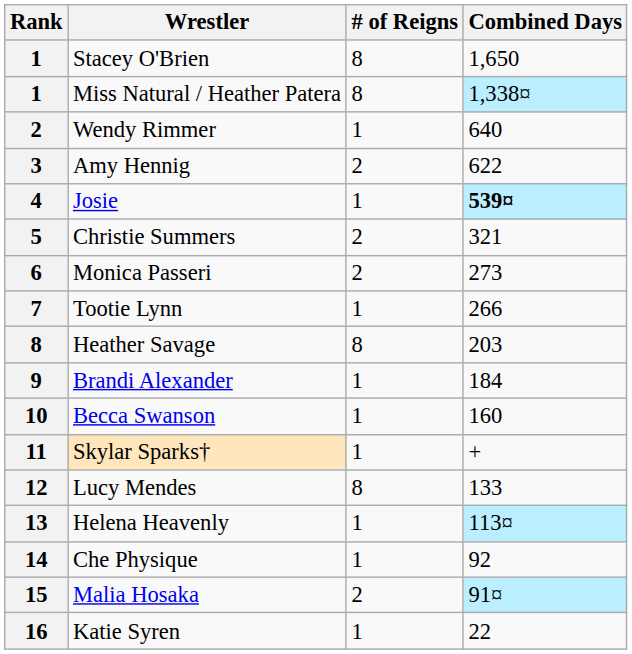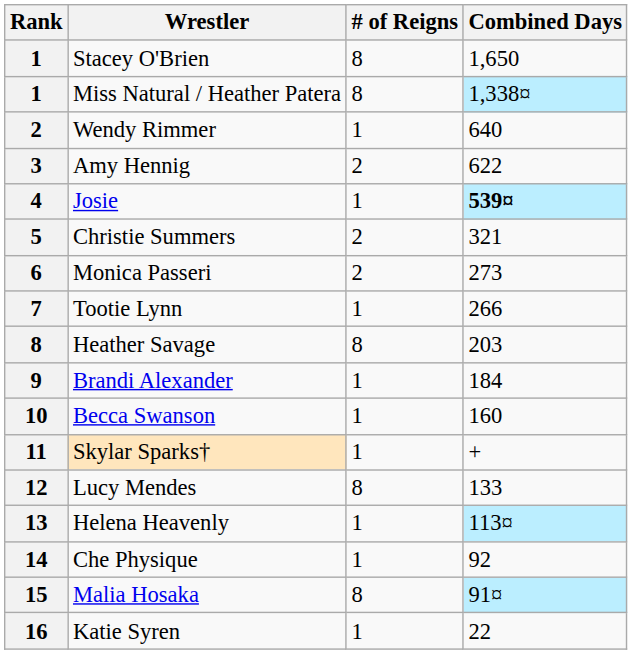(357, 594) 2 -> (357, 594) 8
